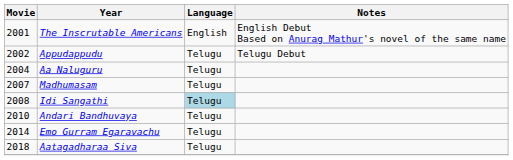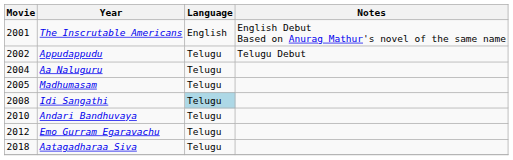(18, 85) 2007 -> (18, 85) 2005
(18, 131) 2014 -> (18, 131) 2012
